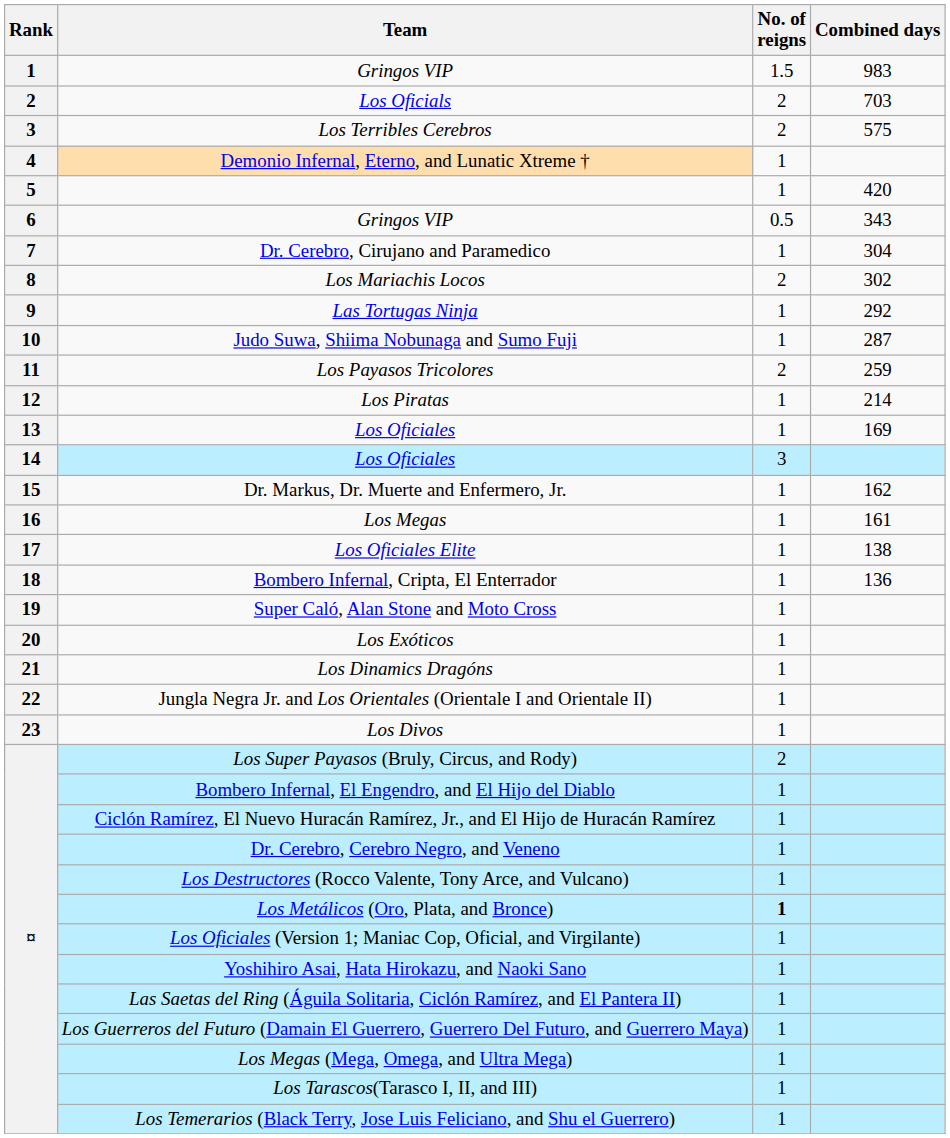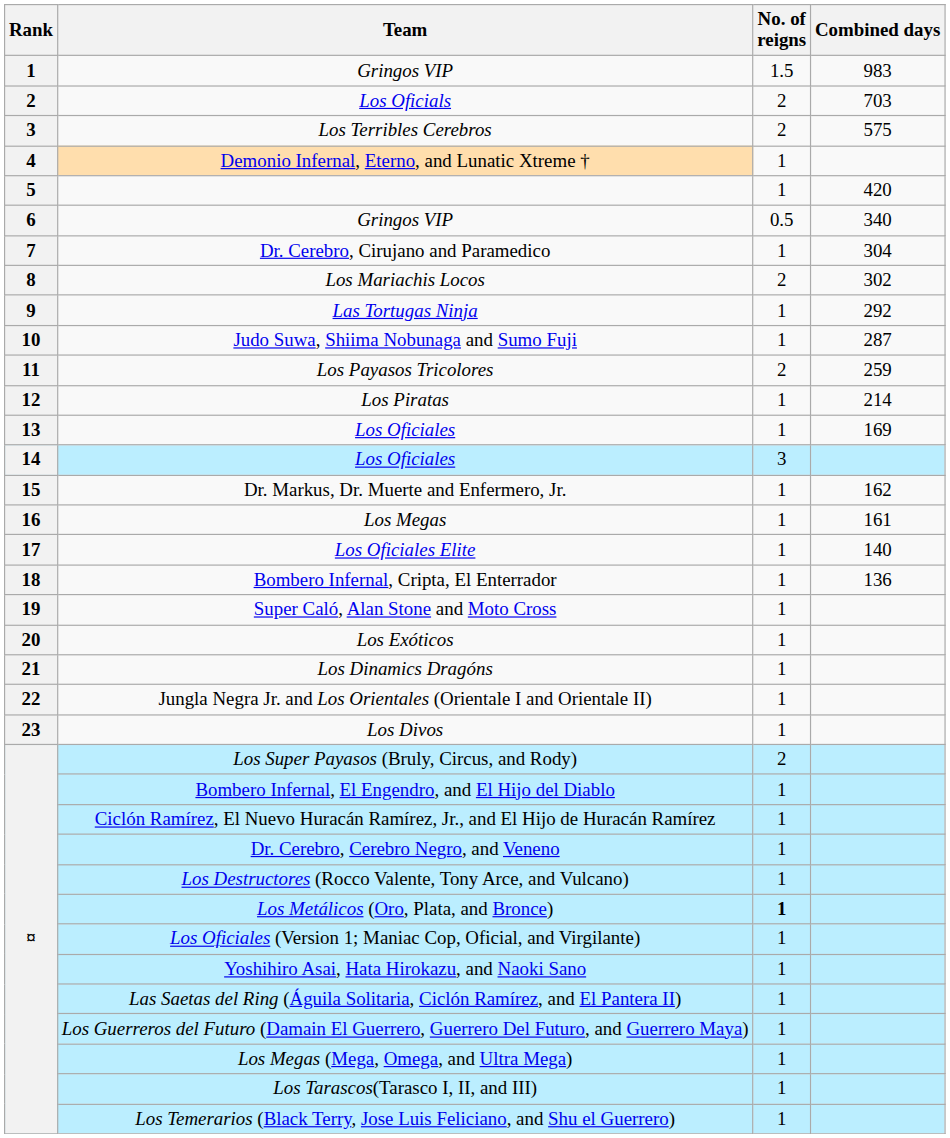(878, 220) 343 -> (878, 220) 340
(878, 549) 138 -> (878, 549) 140
